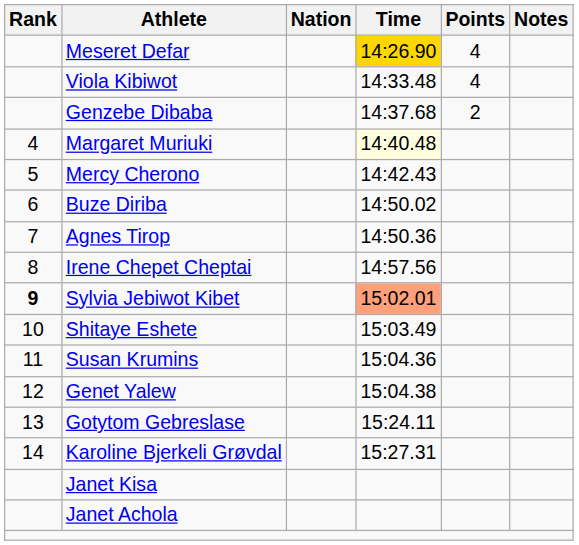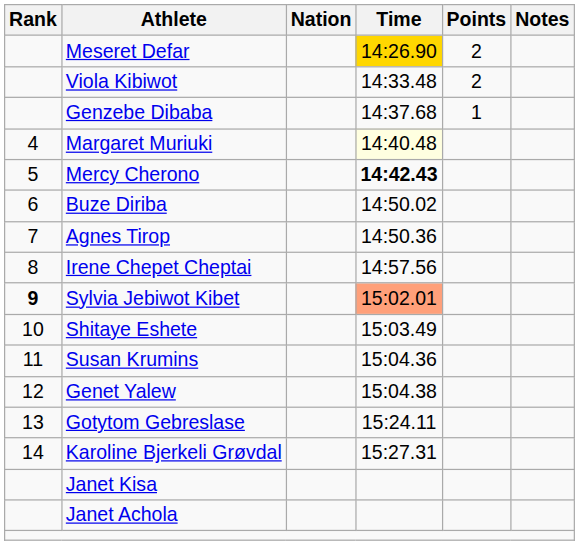(475, 50) 4 -> (476, 50) 2
(475, 81) 4 -> (476, 81) 2
(475, 112) 2 -> (476, 112) 1
(398, 174) normal -> (399, 174) bold
